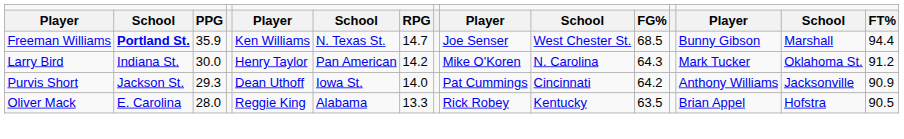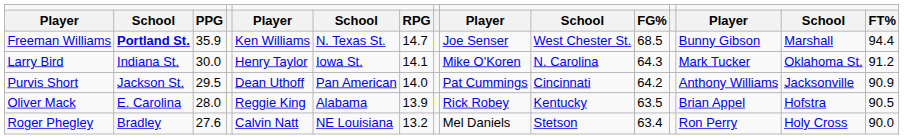(356, 61) Pan American -> (339, 61) Iowa St.
(415, 61) 14.2 -> (415, 61) 14.1
(208, 82) 29.3 -> (208, 82) 29.5
(339, 82) Iowa St. -> (356, 82) Pan American
(415, 102) 13.3 -> (415, 102) 13.9
+ row: (50, 123)
